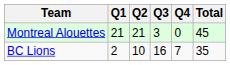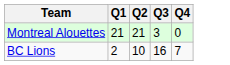- column: (209, 13)
